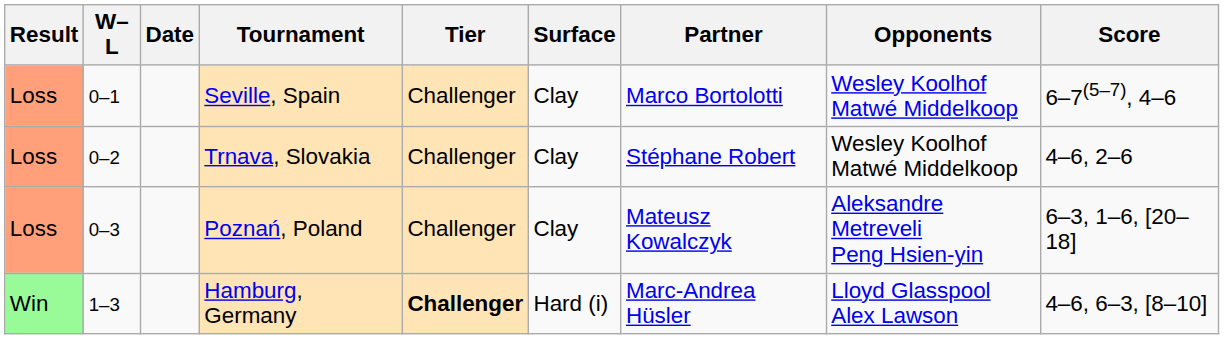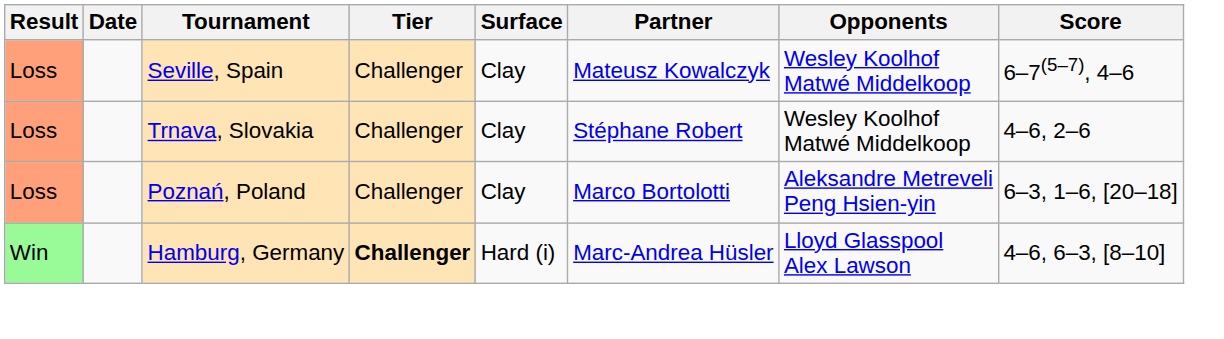- column: (112, 34)
(704, 95) Marco Bortolotti -> (672, 70) Mateusz Kowalczyk
(679, 229) Mateusz Kowalczyk -> (652, 191) Marco Bortolotti
